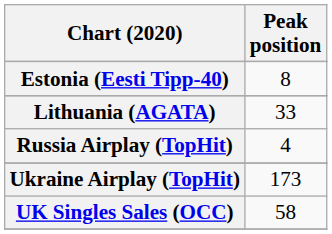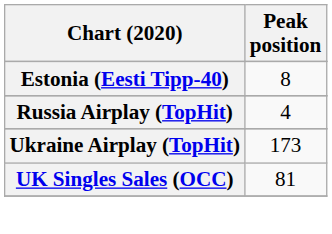- row: (125, 111)
(285, 212) 58 -> (285, 178) 81
